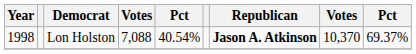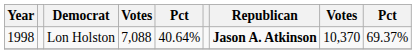(179, 37) 40.54% -> (179, 37) 40.64%
